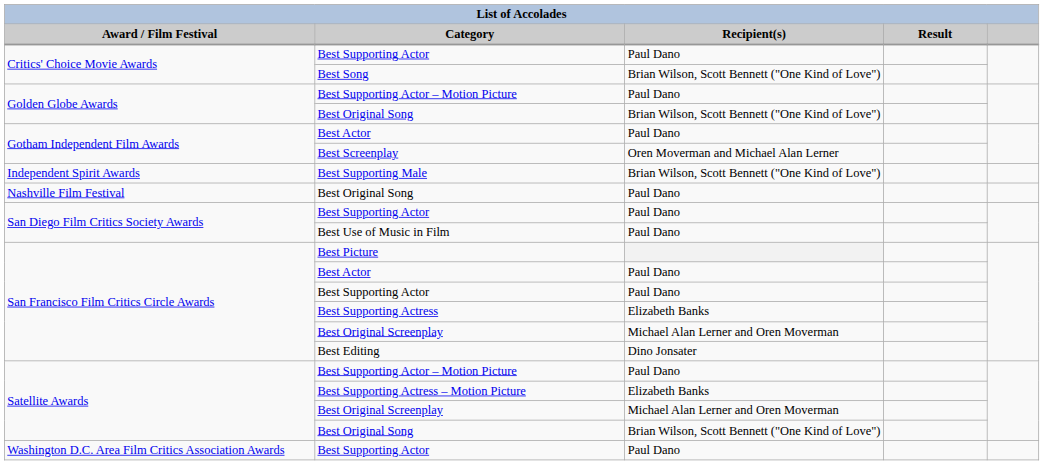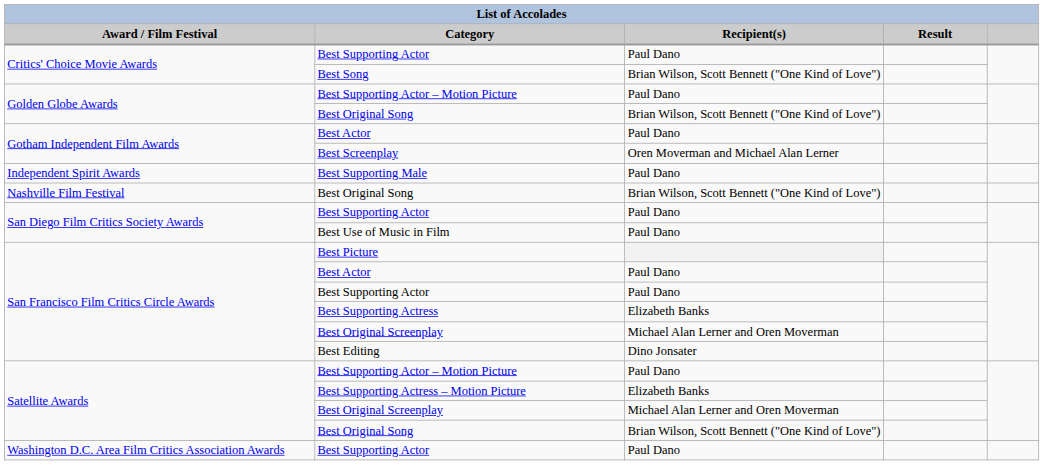(754, 173) Brian Wilson, Scott Bennett ("One Kind of Love") -> (654, 173) Paul Dano
(654, 192) Paul Dano -> (754, 192) Brian Wilson, Scott Bennett ("One Kind of Love")
